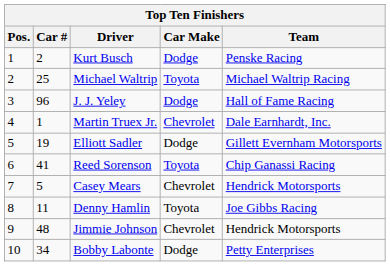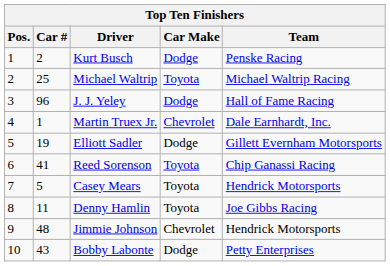(189, 186) Chevrolet -> (181, 186) Toyota
(43, 250) 34 -> (43, 250) 43
